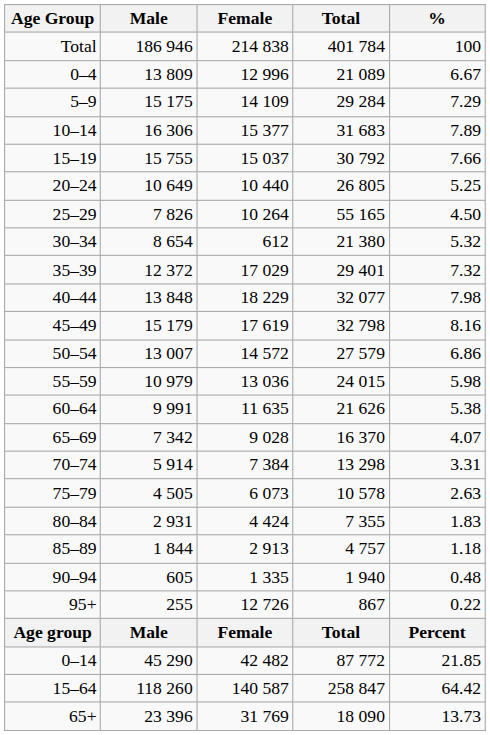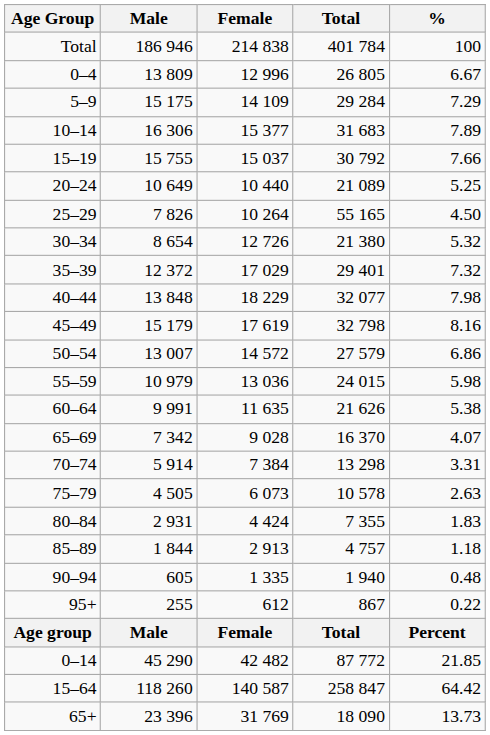(361, 74) 21 089 -> (361, 74) 26 805
(361, 185) 26 805 -> (361, 185) 21 089
(276, 241) 612 -> (265, 241) 12 726
(265, 604) 12 726 -> (276, 604) 612
